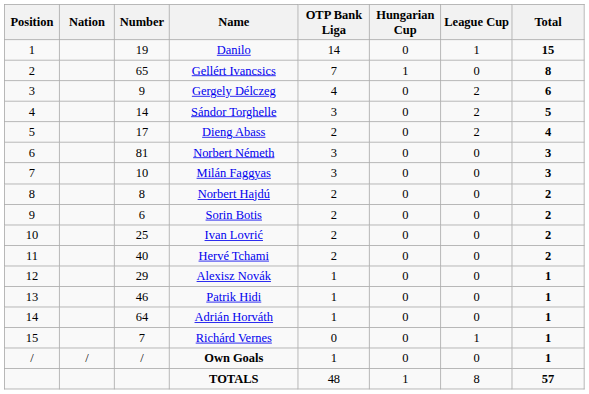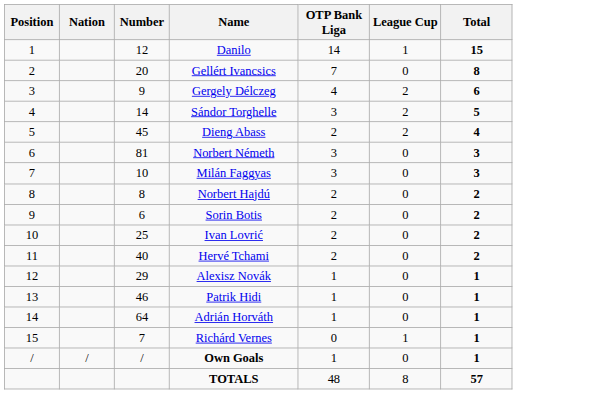- column: (405, 22)
(142, 50) 19 -> (142, 50) 12
(142, 70) 65 -> (142, 70) 20
(142, 132) 17 -> (142, 132) 45
